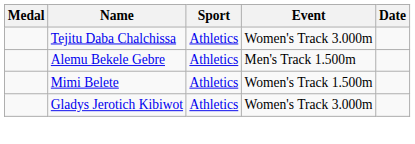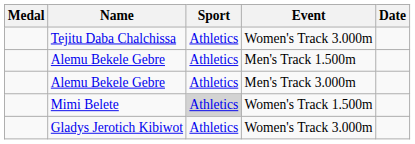+ row: (108, 83)
(214, 83) no background -> (214, 105) lightgrey background
